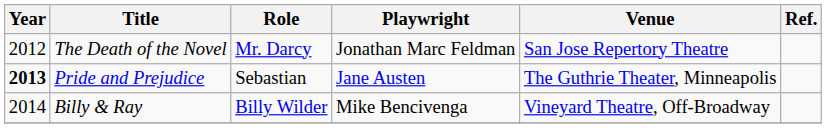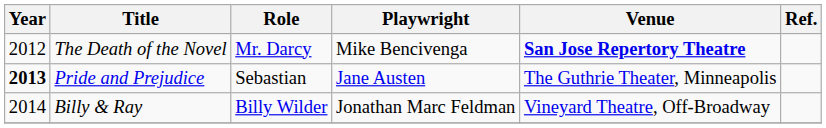(426, 48) Jonathan Marc Feldman -> (402, 48) Mike Bencivenga
(626, 48) normal -> (635, 48) bold
(402, 107) Mike Bencivenga -> (426, 107) Jonathan Marc Feldman
